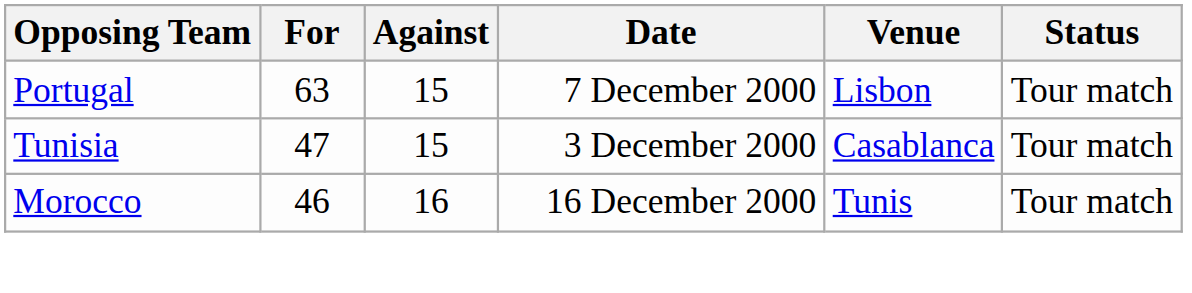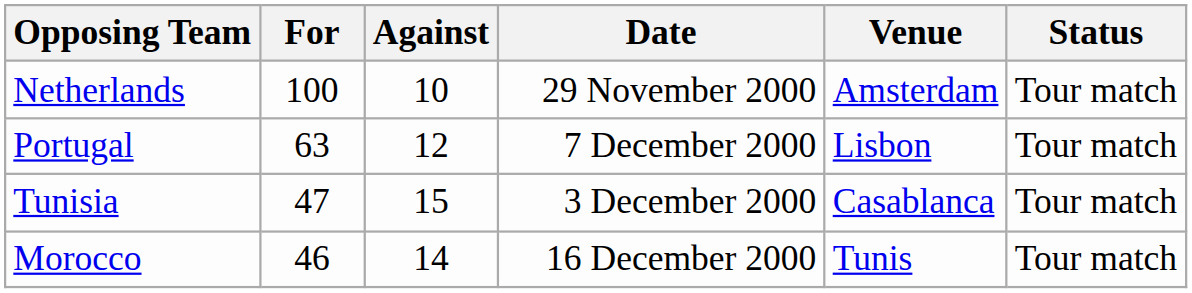+ row: (99, 88)
(431, 88) 15 -> (431, 145) 12
(431, 201) 16 -> (431, 257) 14
